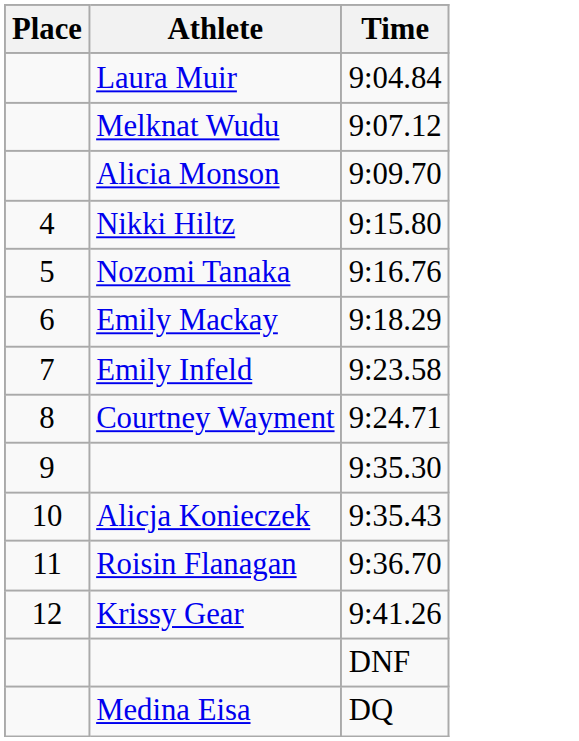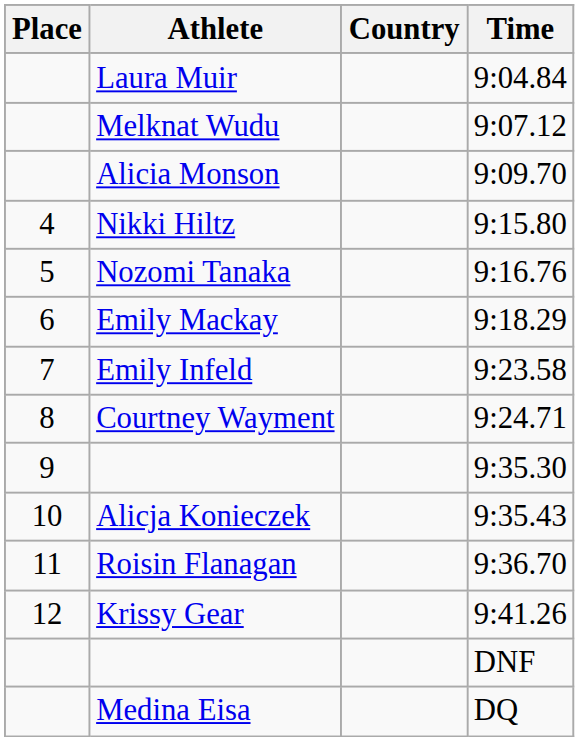+ column: (404, 28)
